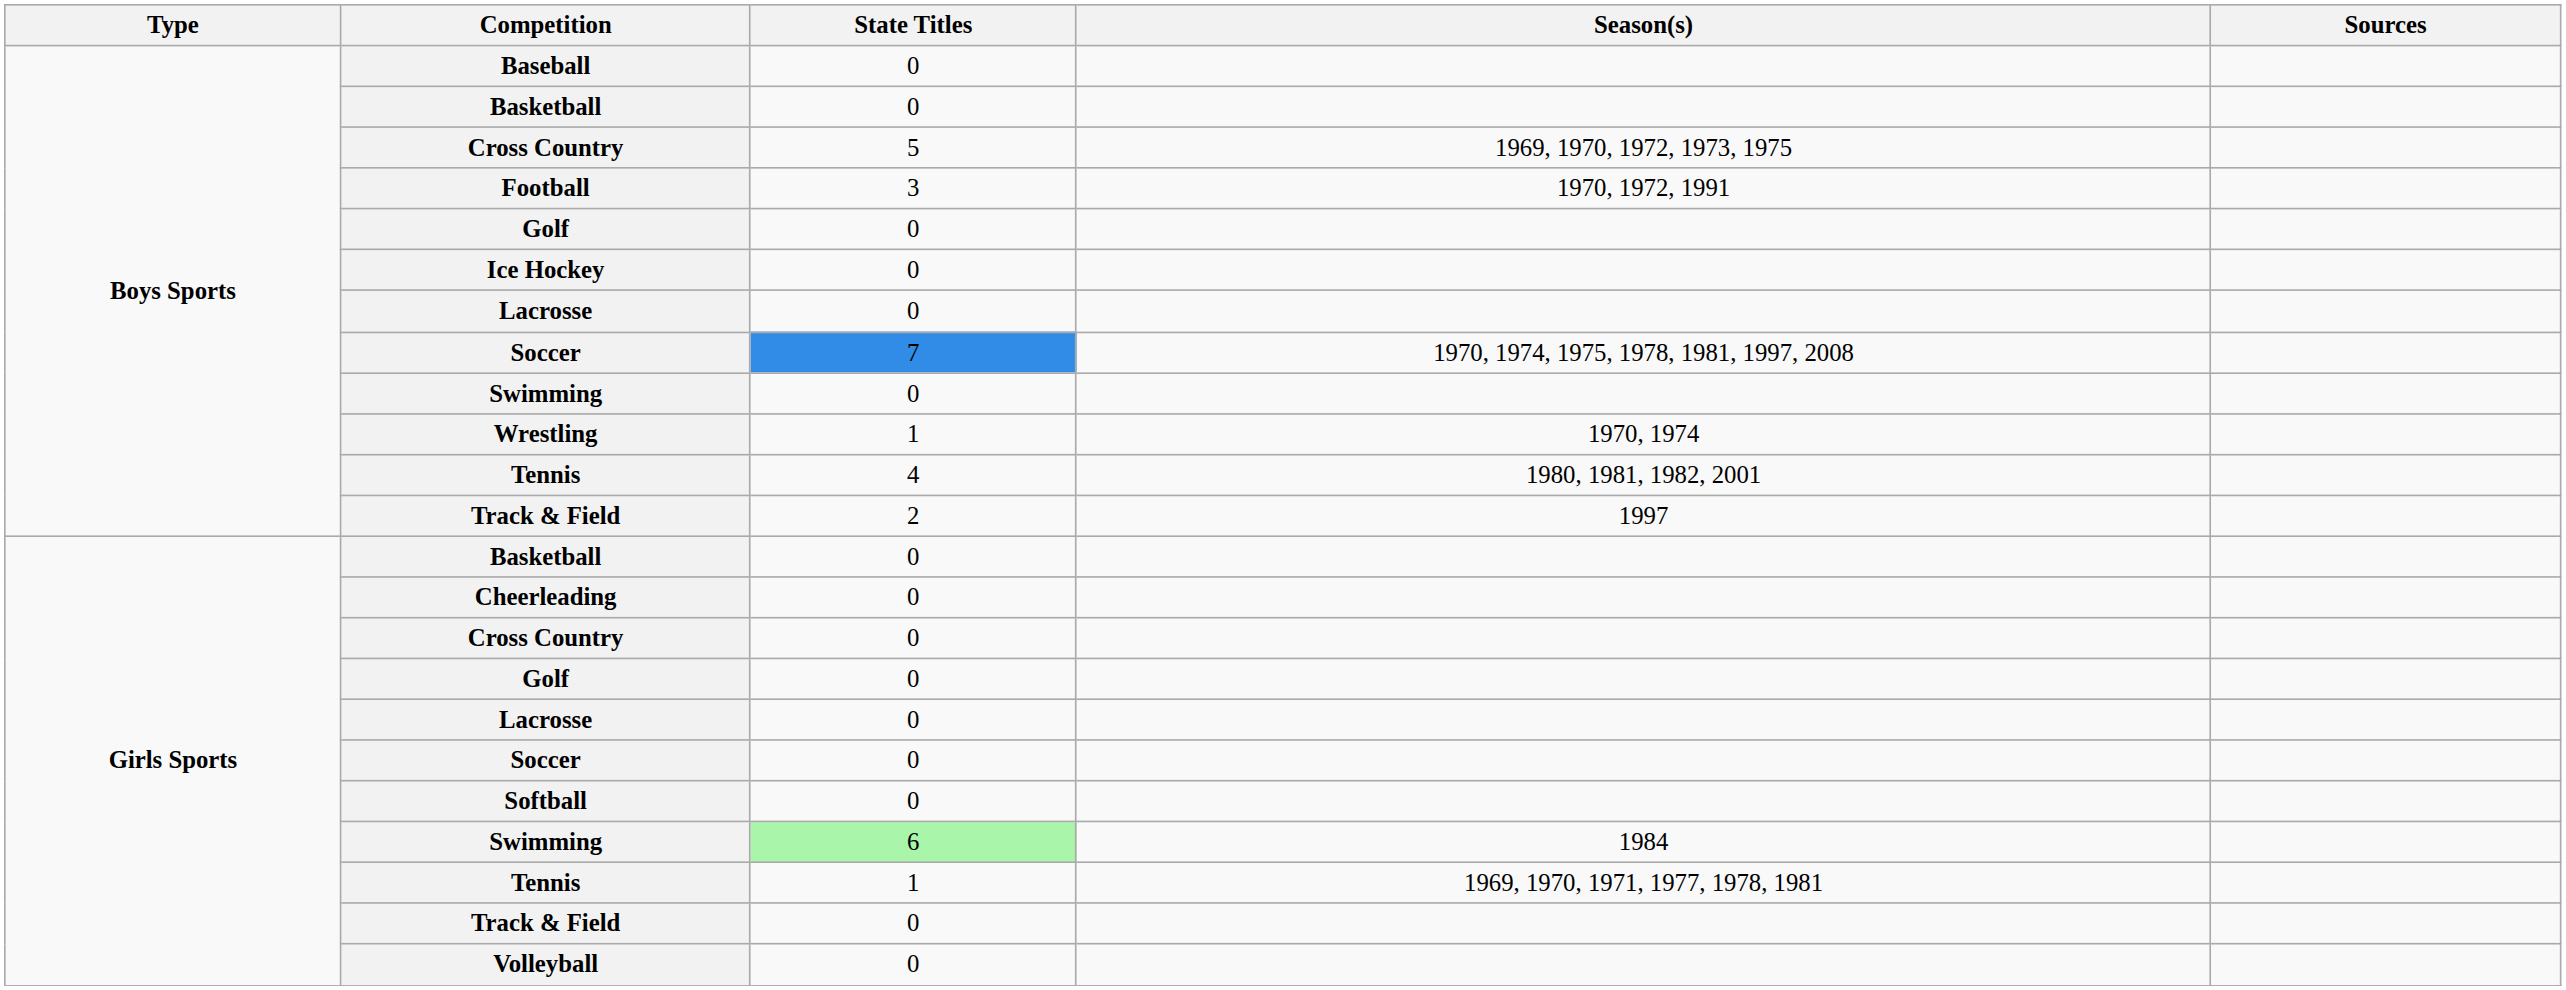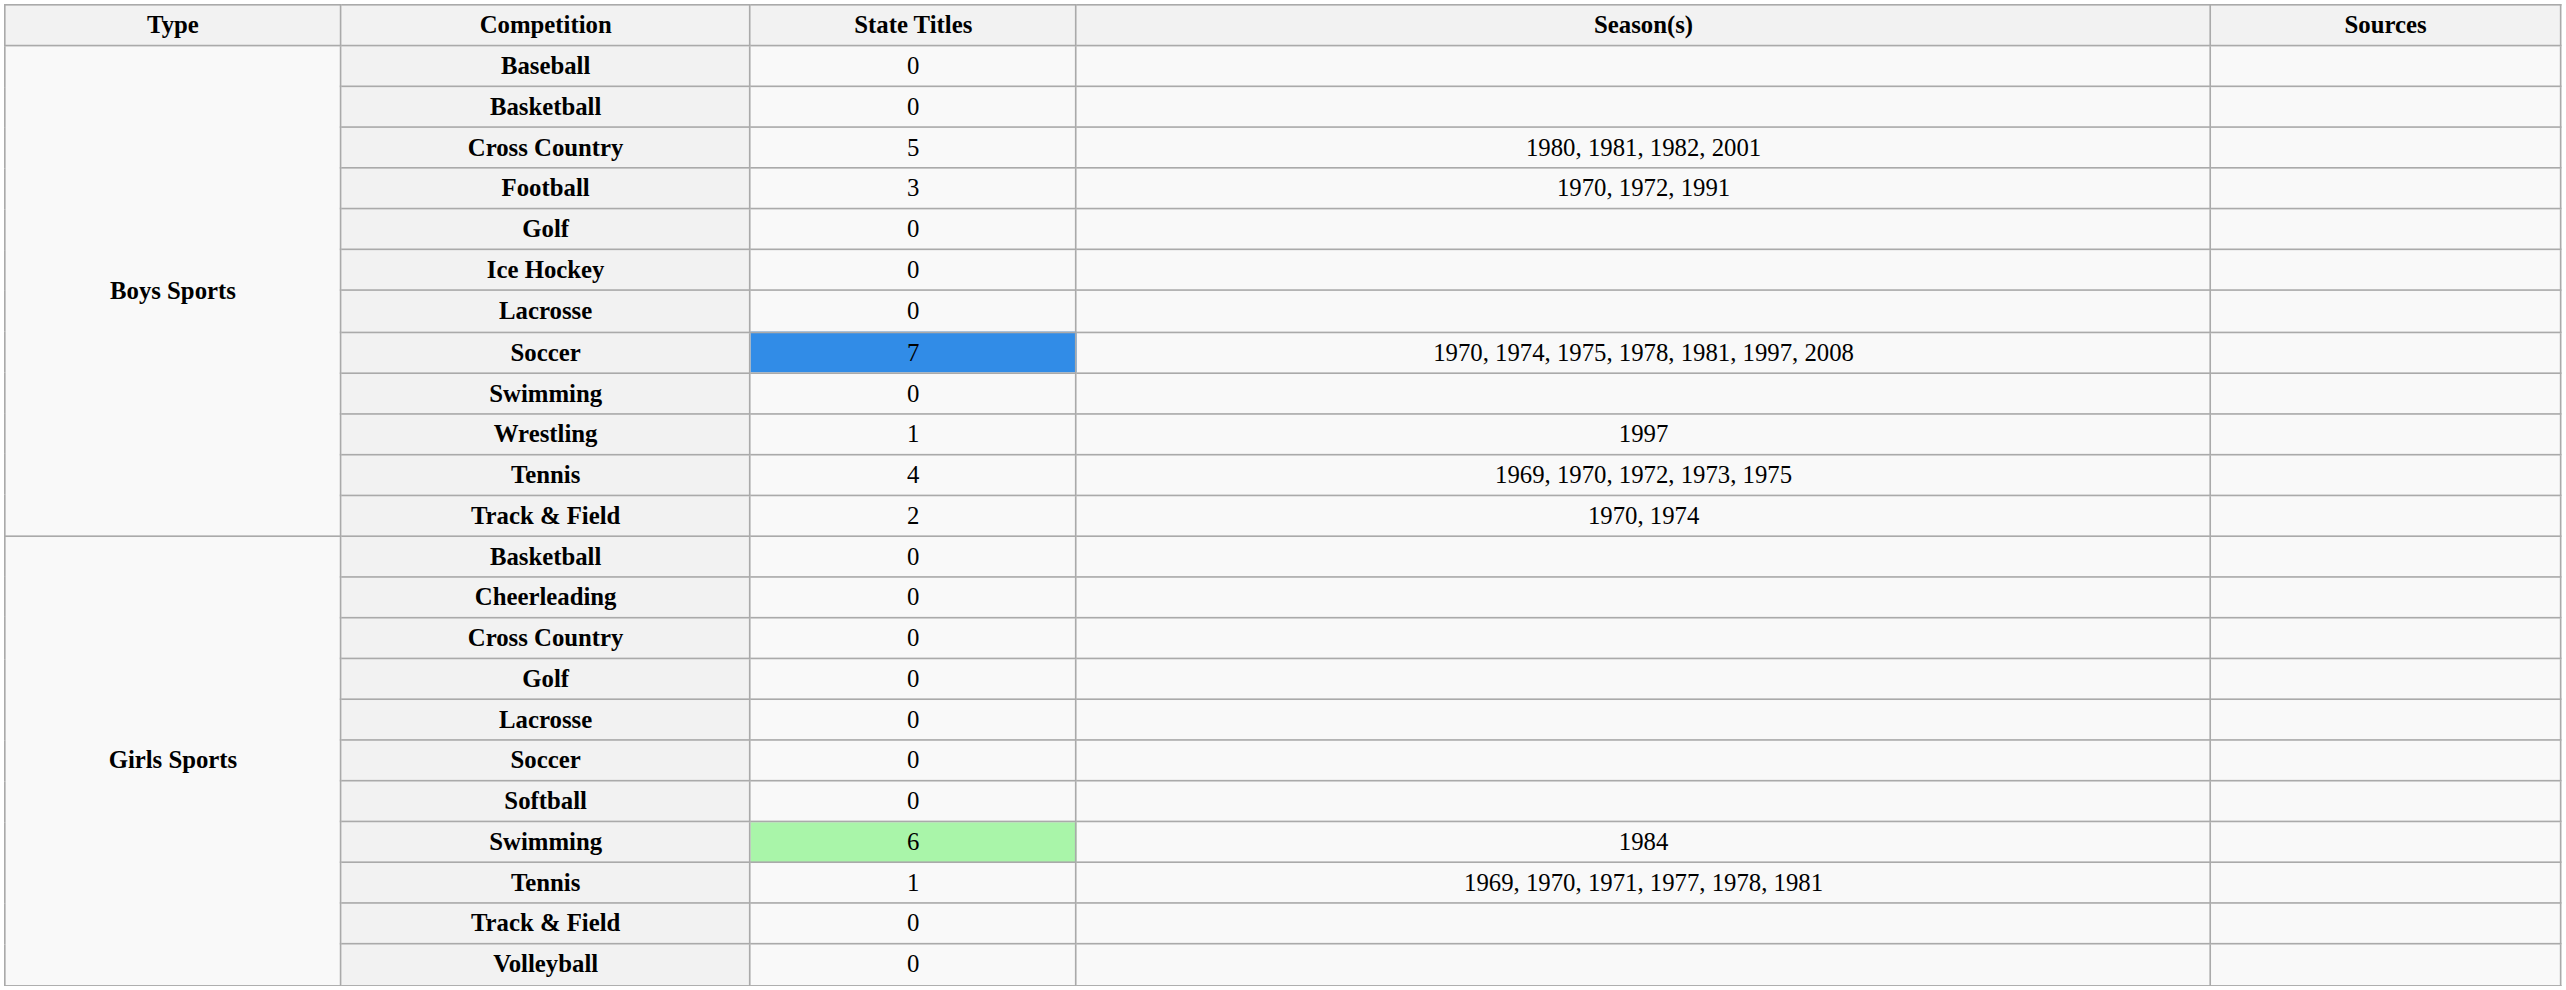(1644, 147) 1969, 1970, 1972, 1973, 1975 -> (1644, 147) 1980, 1981, 1982, 2001
(1644, 433) 1970, 1974 -> (1644, 433) 1997
(1644, 474) 1980, 1981, 1982, 2001 -> (1644, 474) 1969, 1970, 1972, 1973, 1975
(1644, 515) 1997 -> (1644, 515) 1970, 1974
